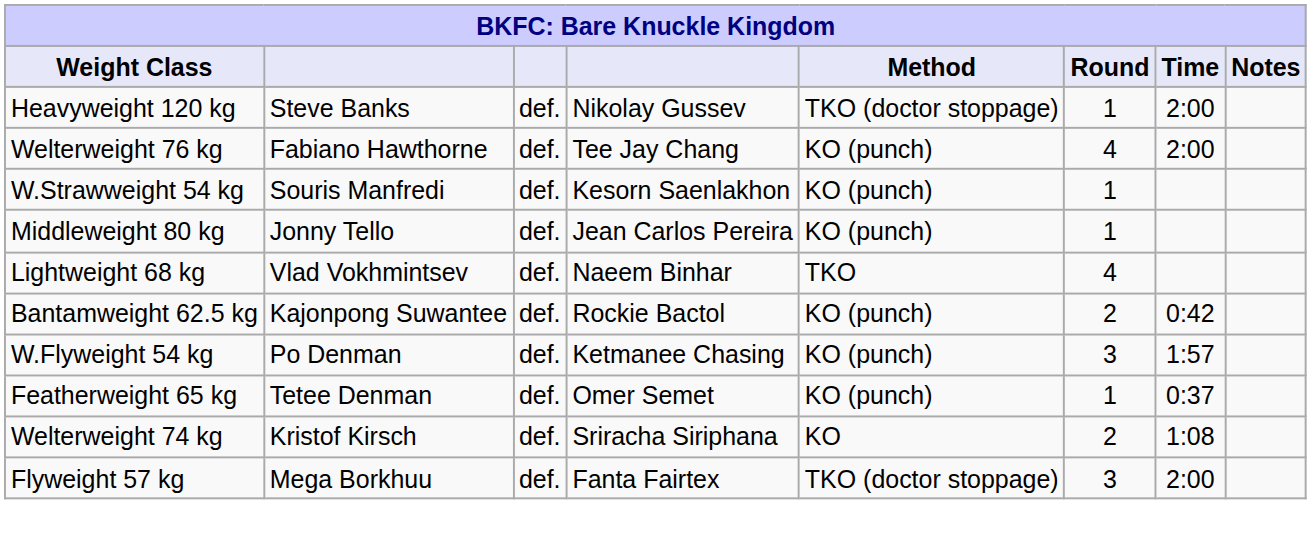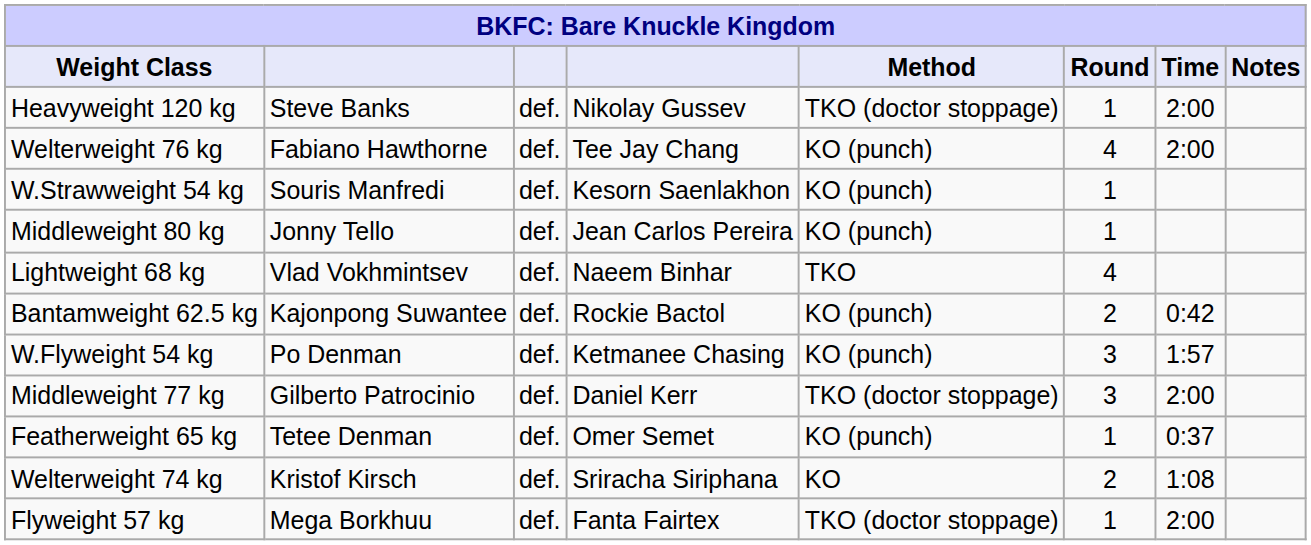+ row: (118, 396)
(1110, 478) 3 -> (1110, 519) 1
